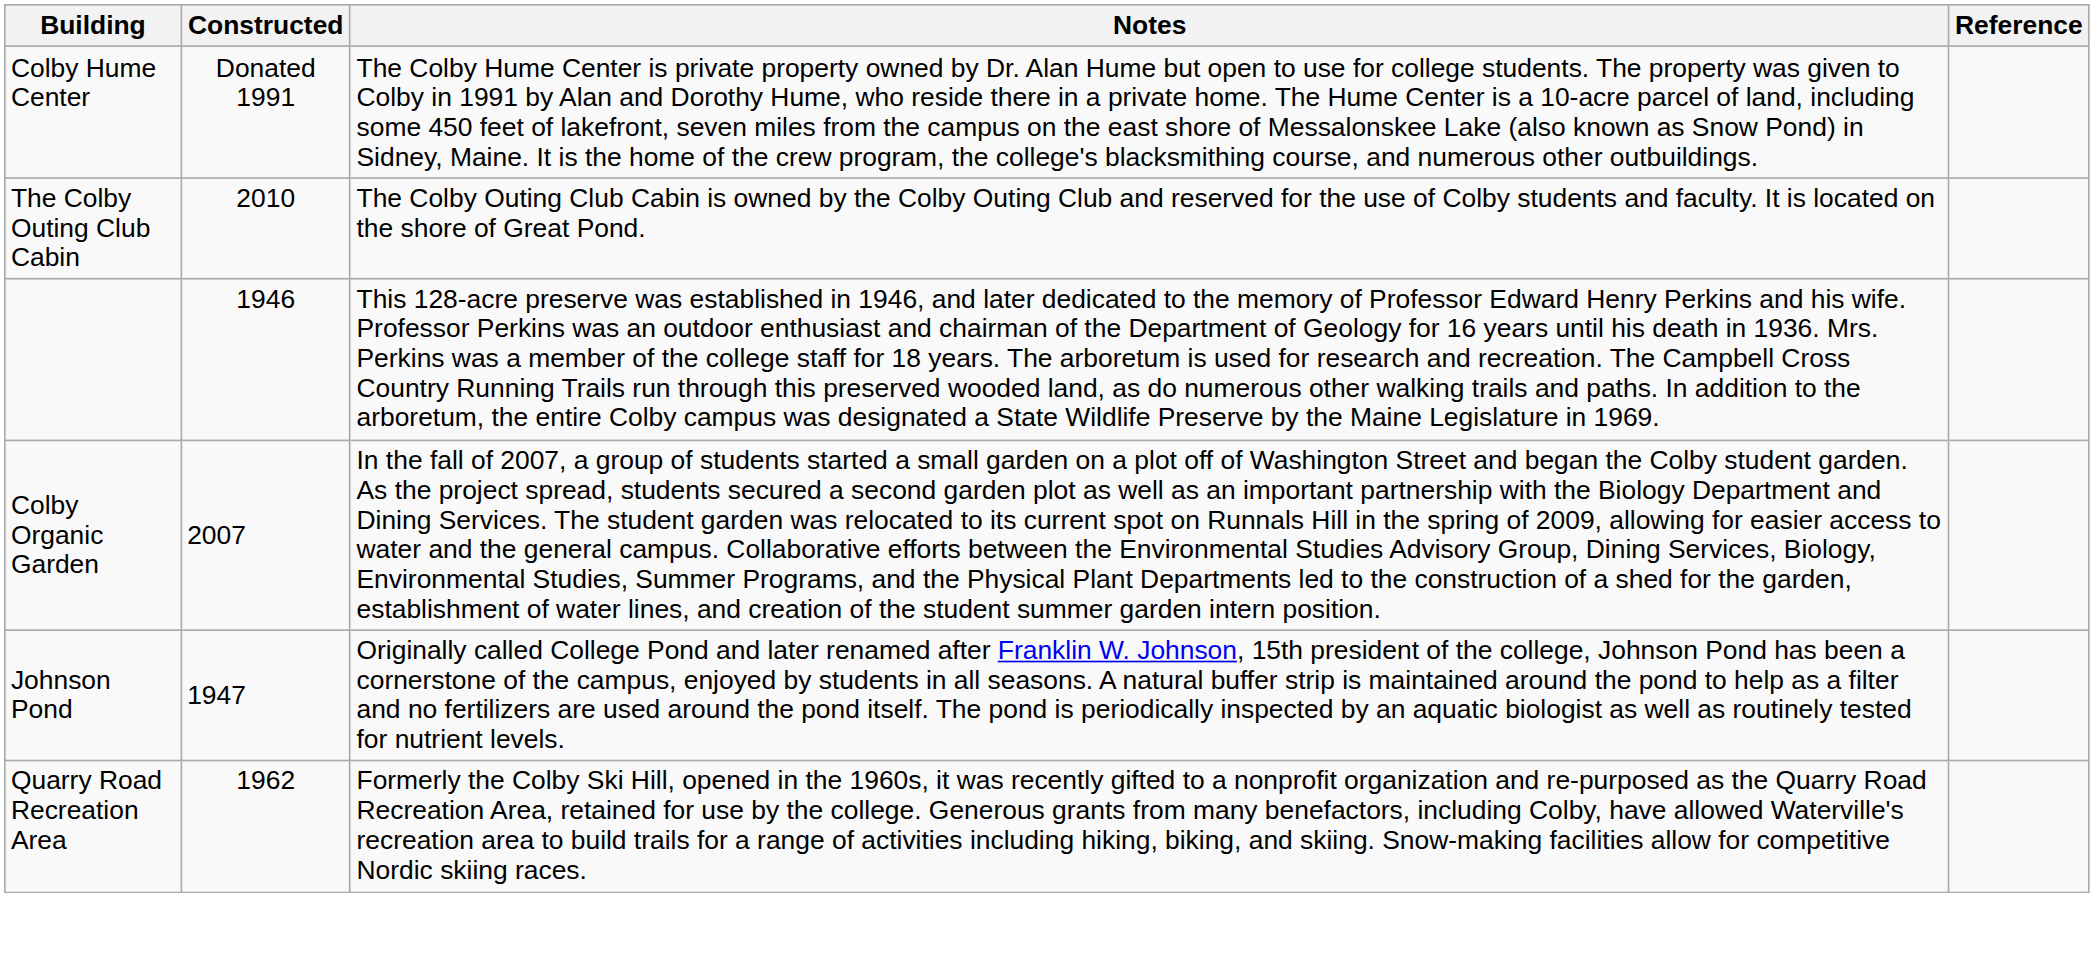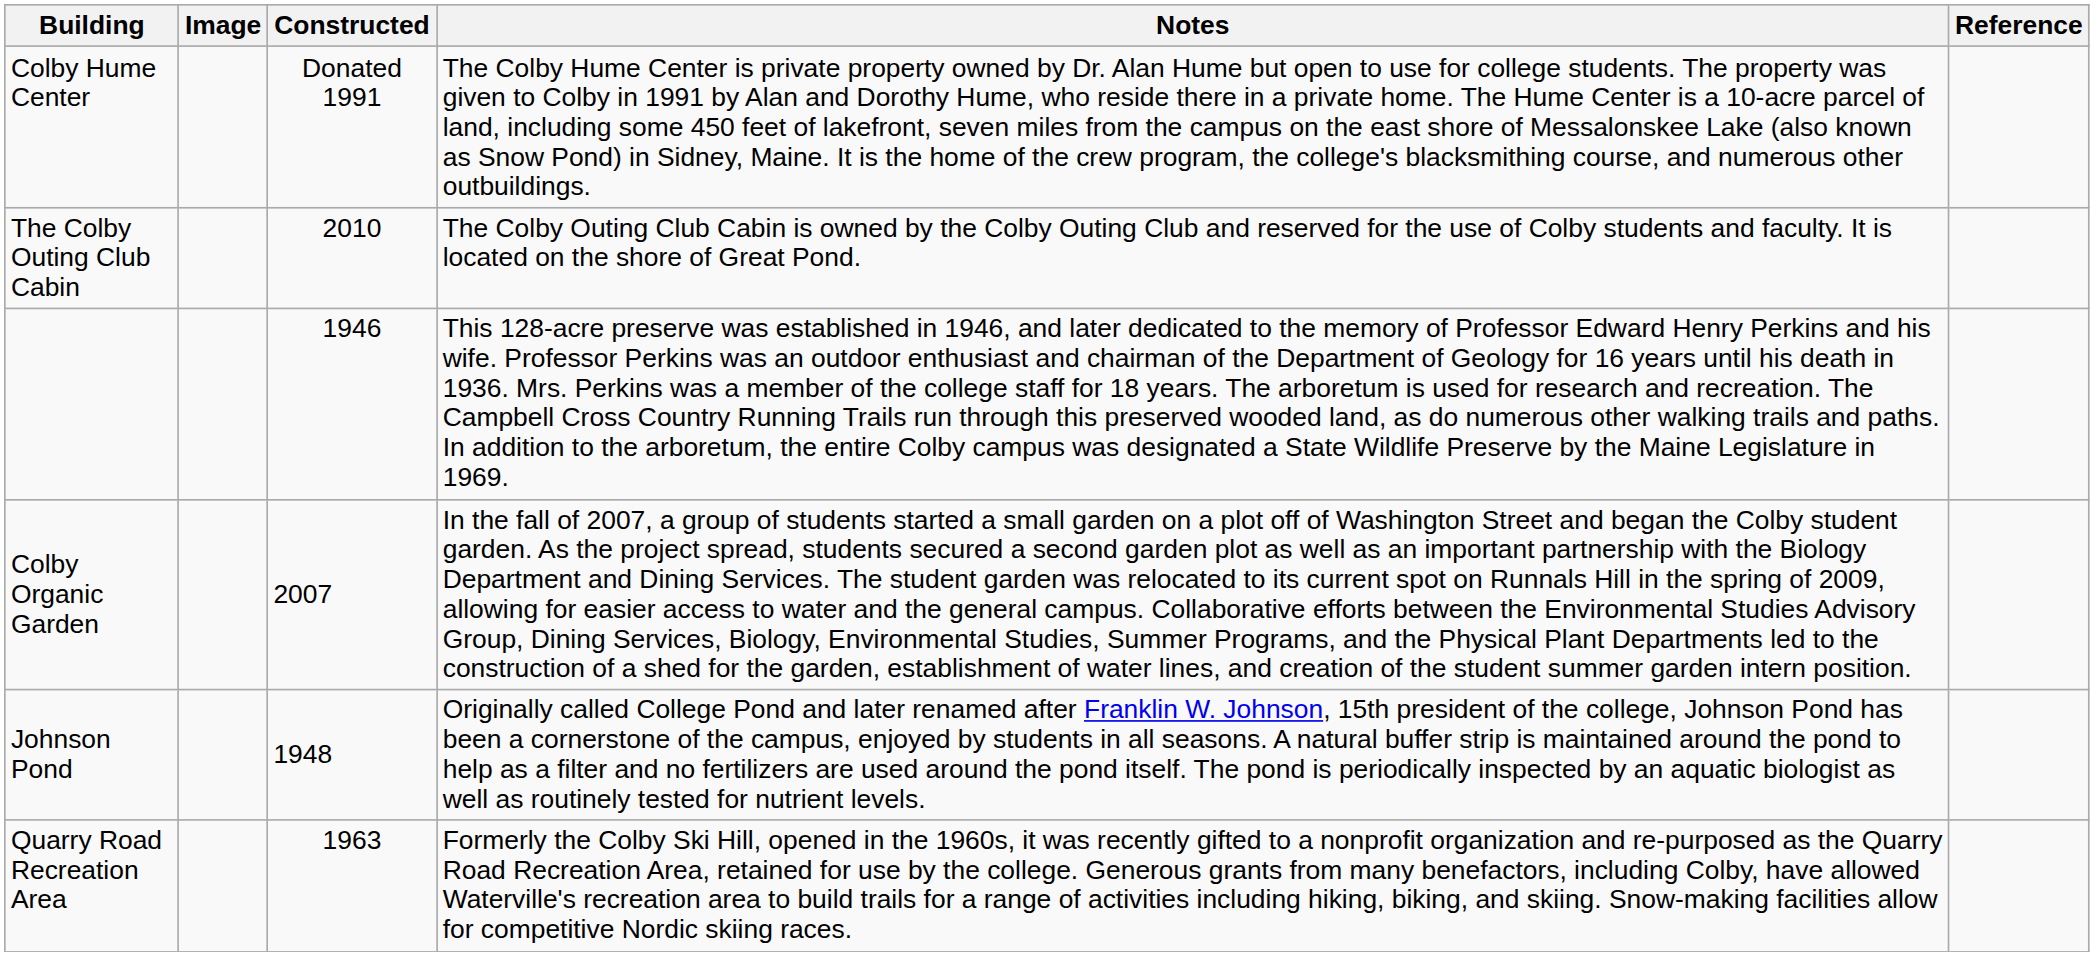+ column: (223, 25)
(217, 695) 1947 -> (303, 754) 1948
(266, 781) 1962 -> (352, 840) 1963
